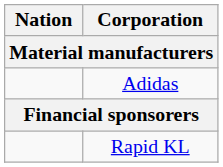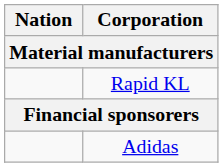rows swapped: (150, 83) <-> (150, 146)
